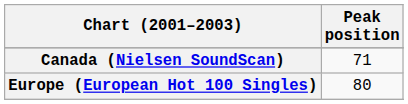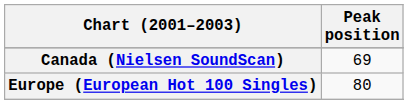(362, 61) 71 -> (362, 61) 69
